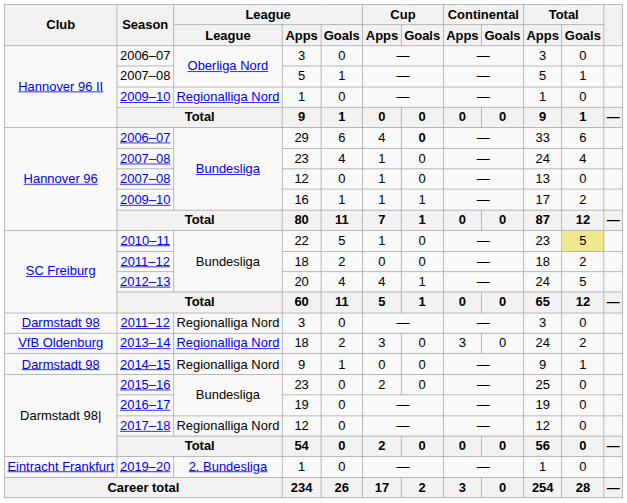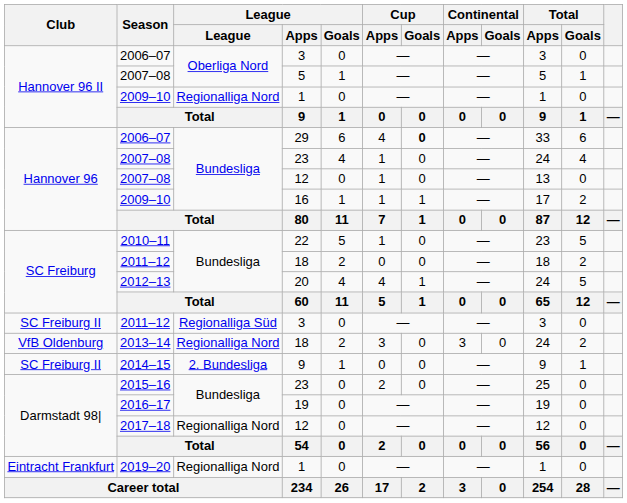(583, 240) khaki background -> (583, 240) no background
(61, 323) Darmstadt 98 -> (61, 323) SC Freiburg II
(228, 323) Regionalliga Nord -> (228, 323) Regionalliga Süd
(61, 364) Darmstadt 98 -> (61, 364) SC Freiburg II
(228, 364) Regionalliga Nord -> (228, 364) 2. Bundesliga
(228, 466) 2. Bundesliga -> (228, 466) Regionalliga Nord
